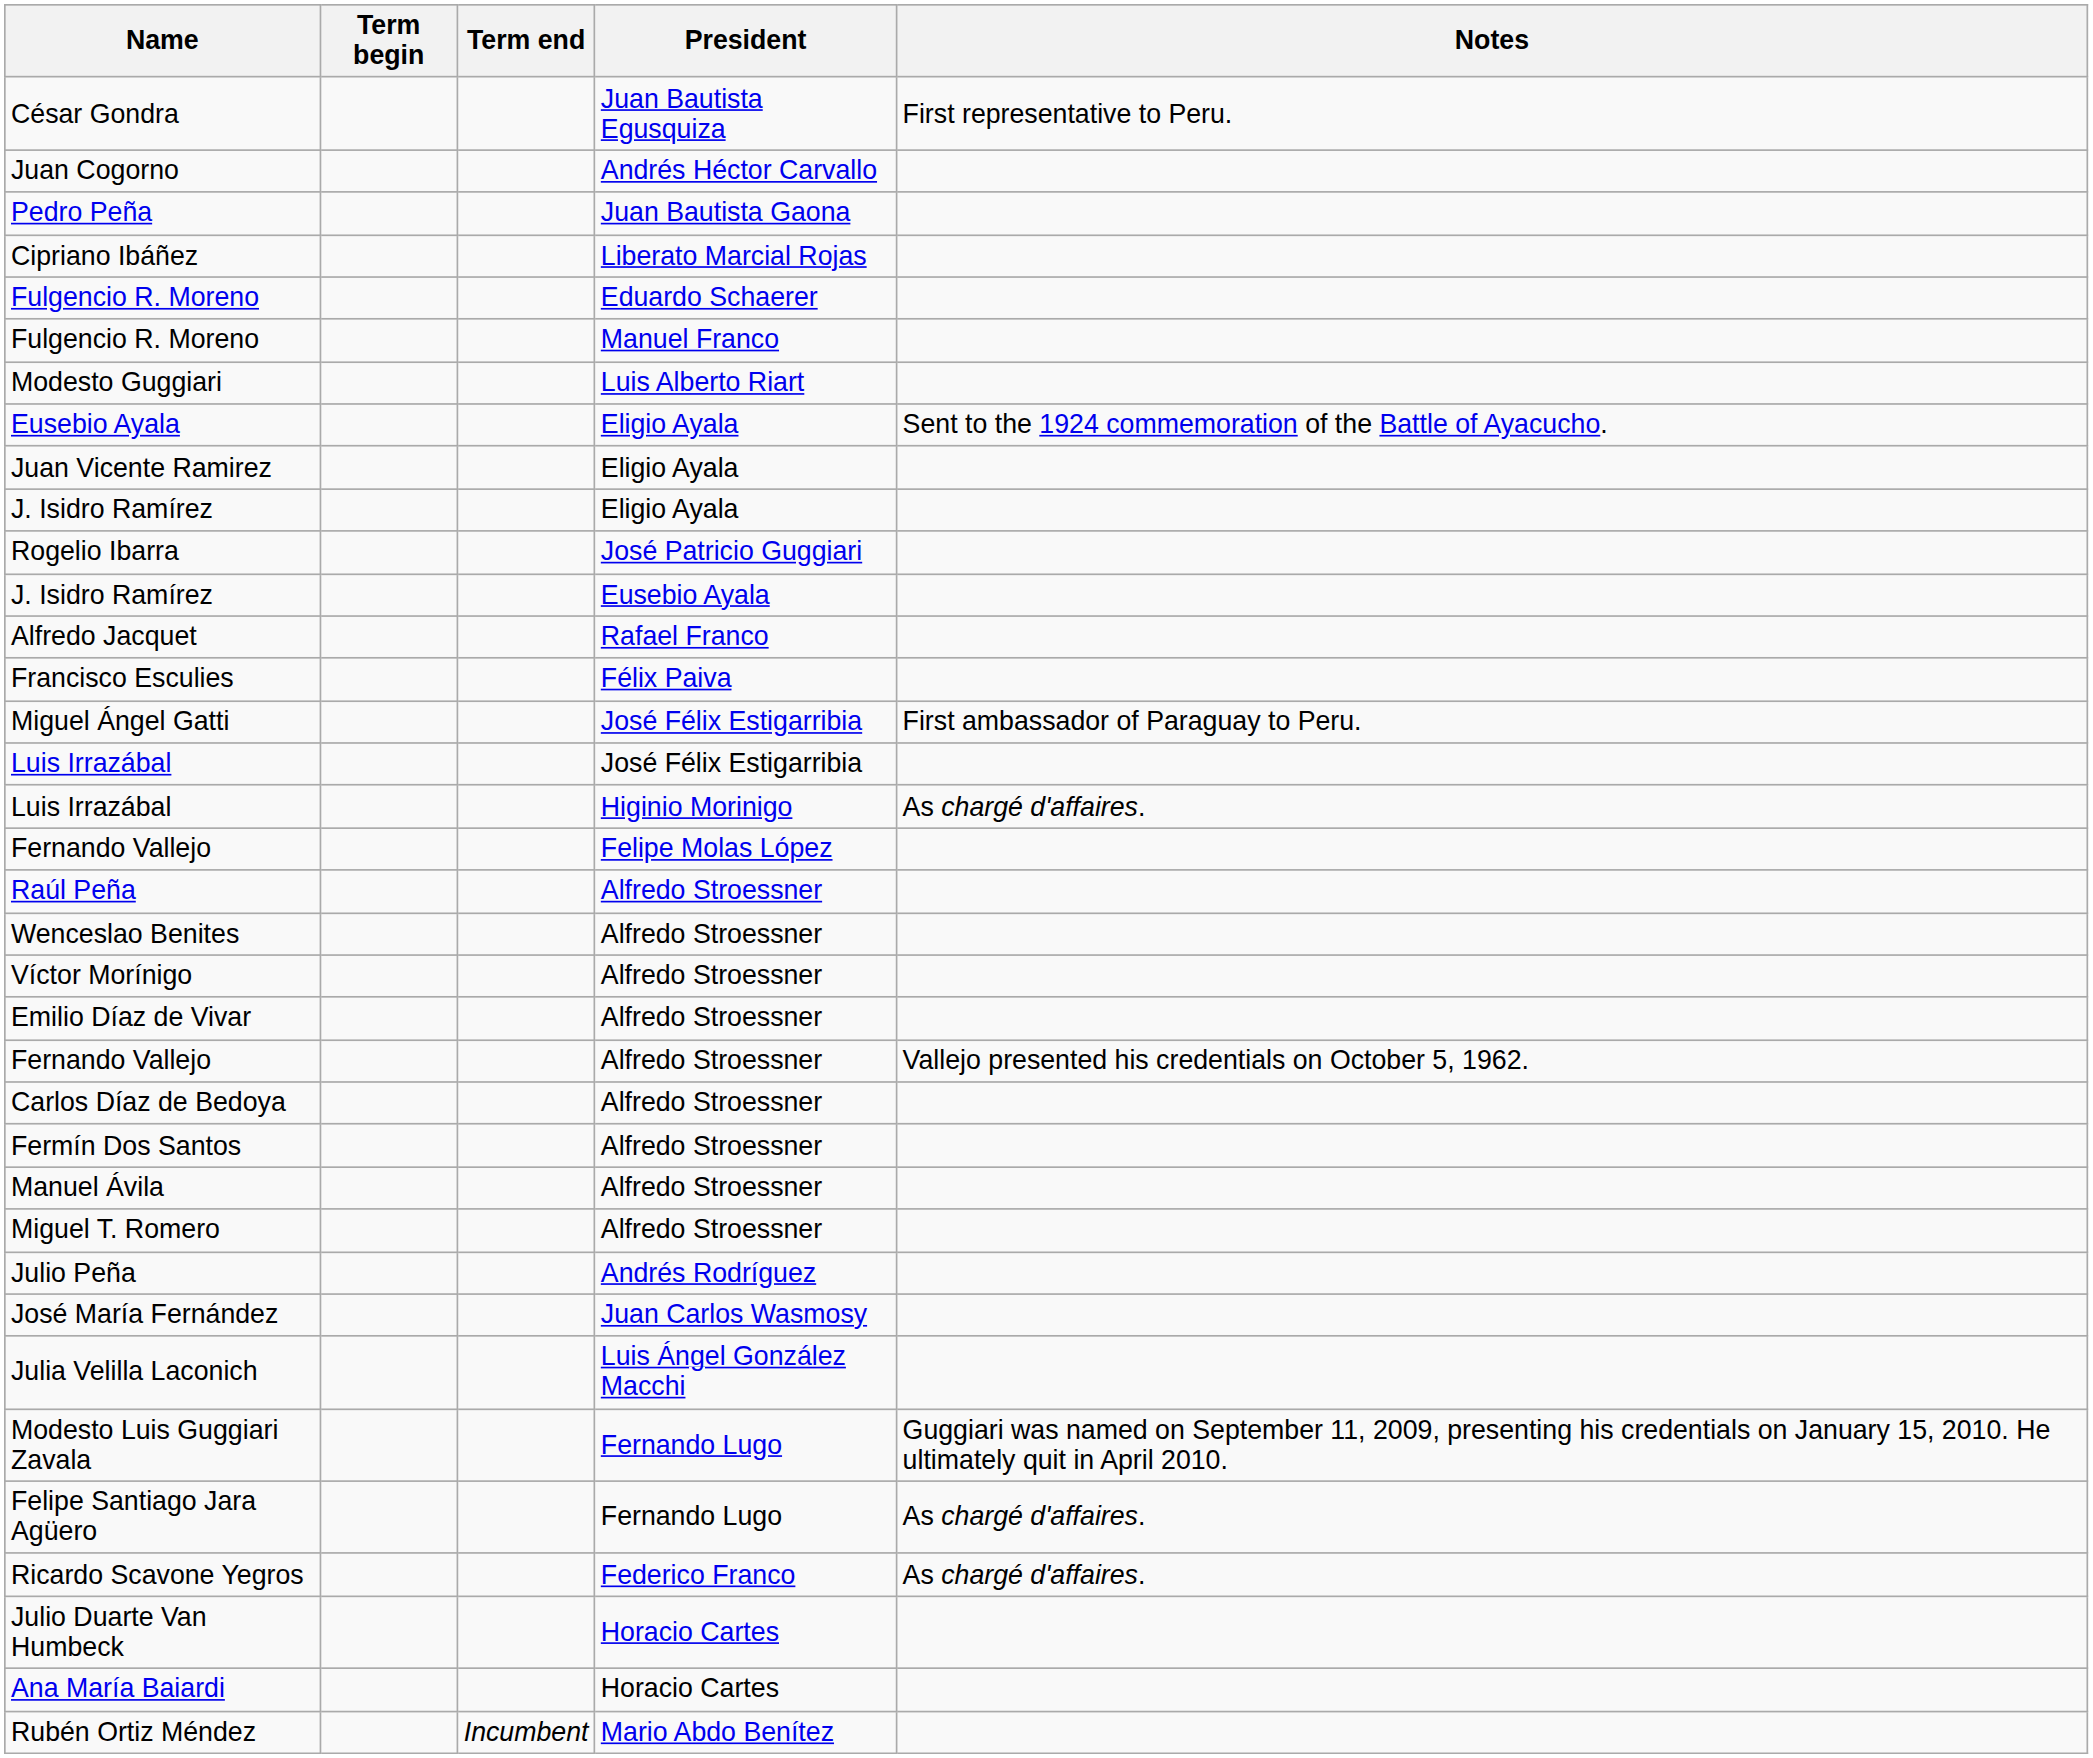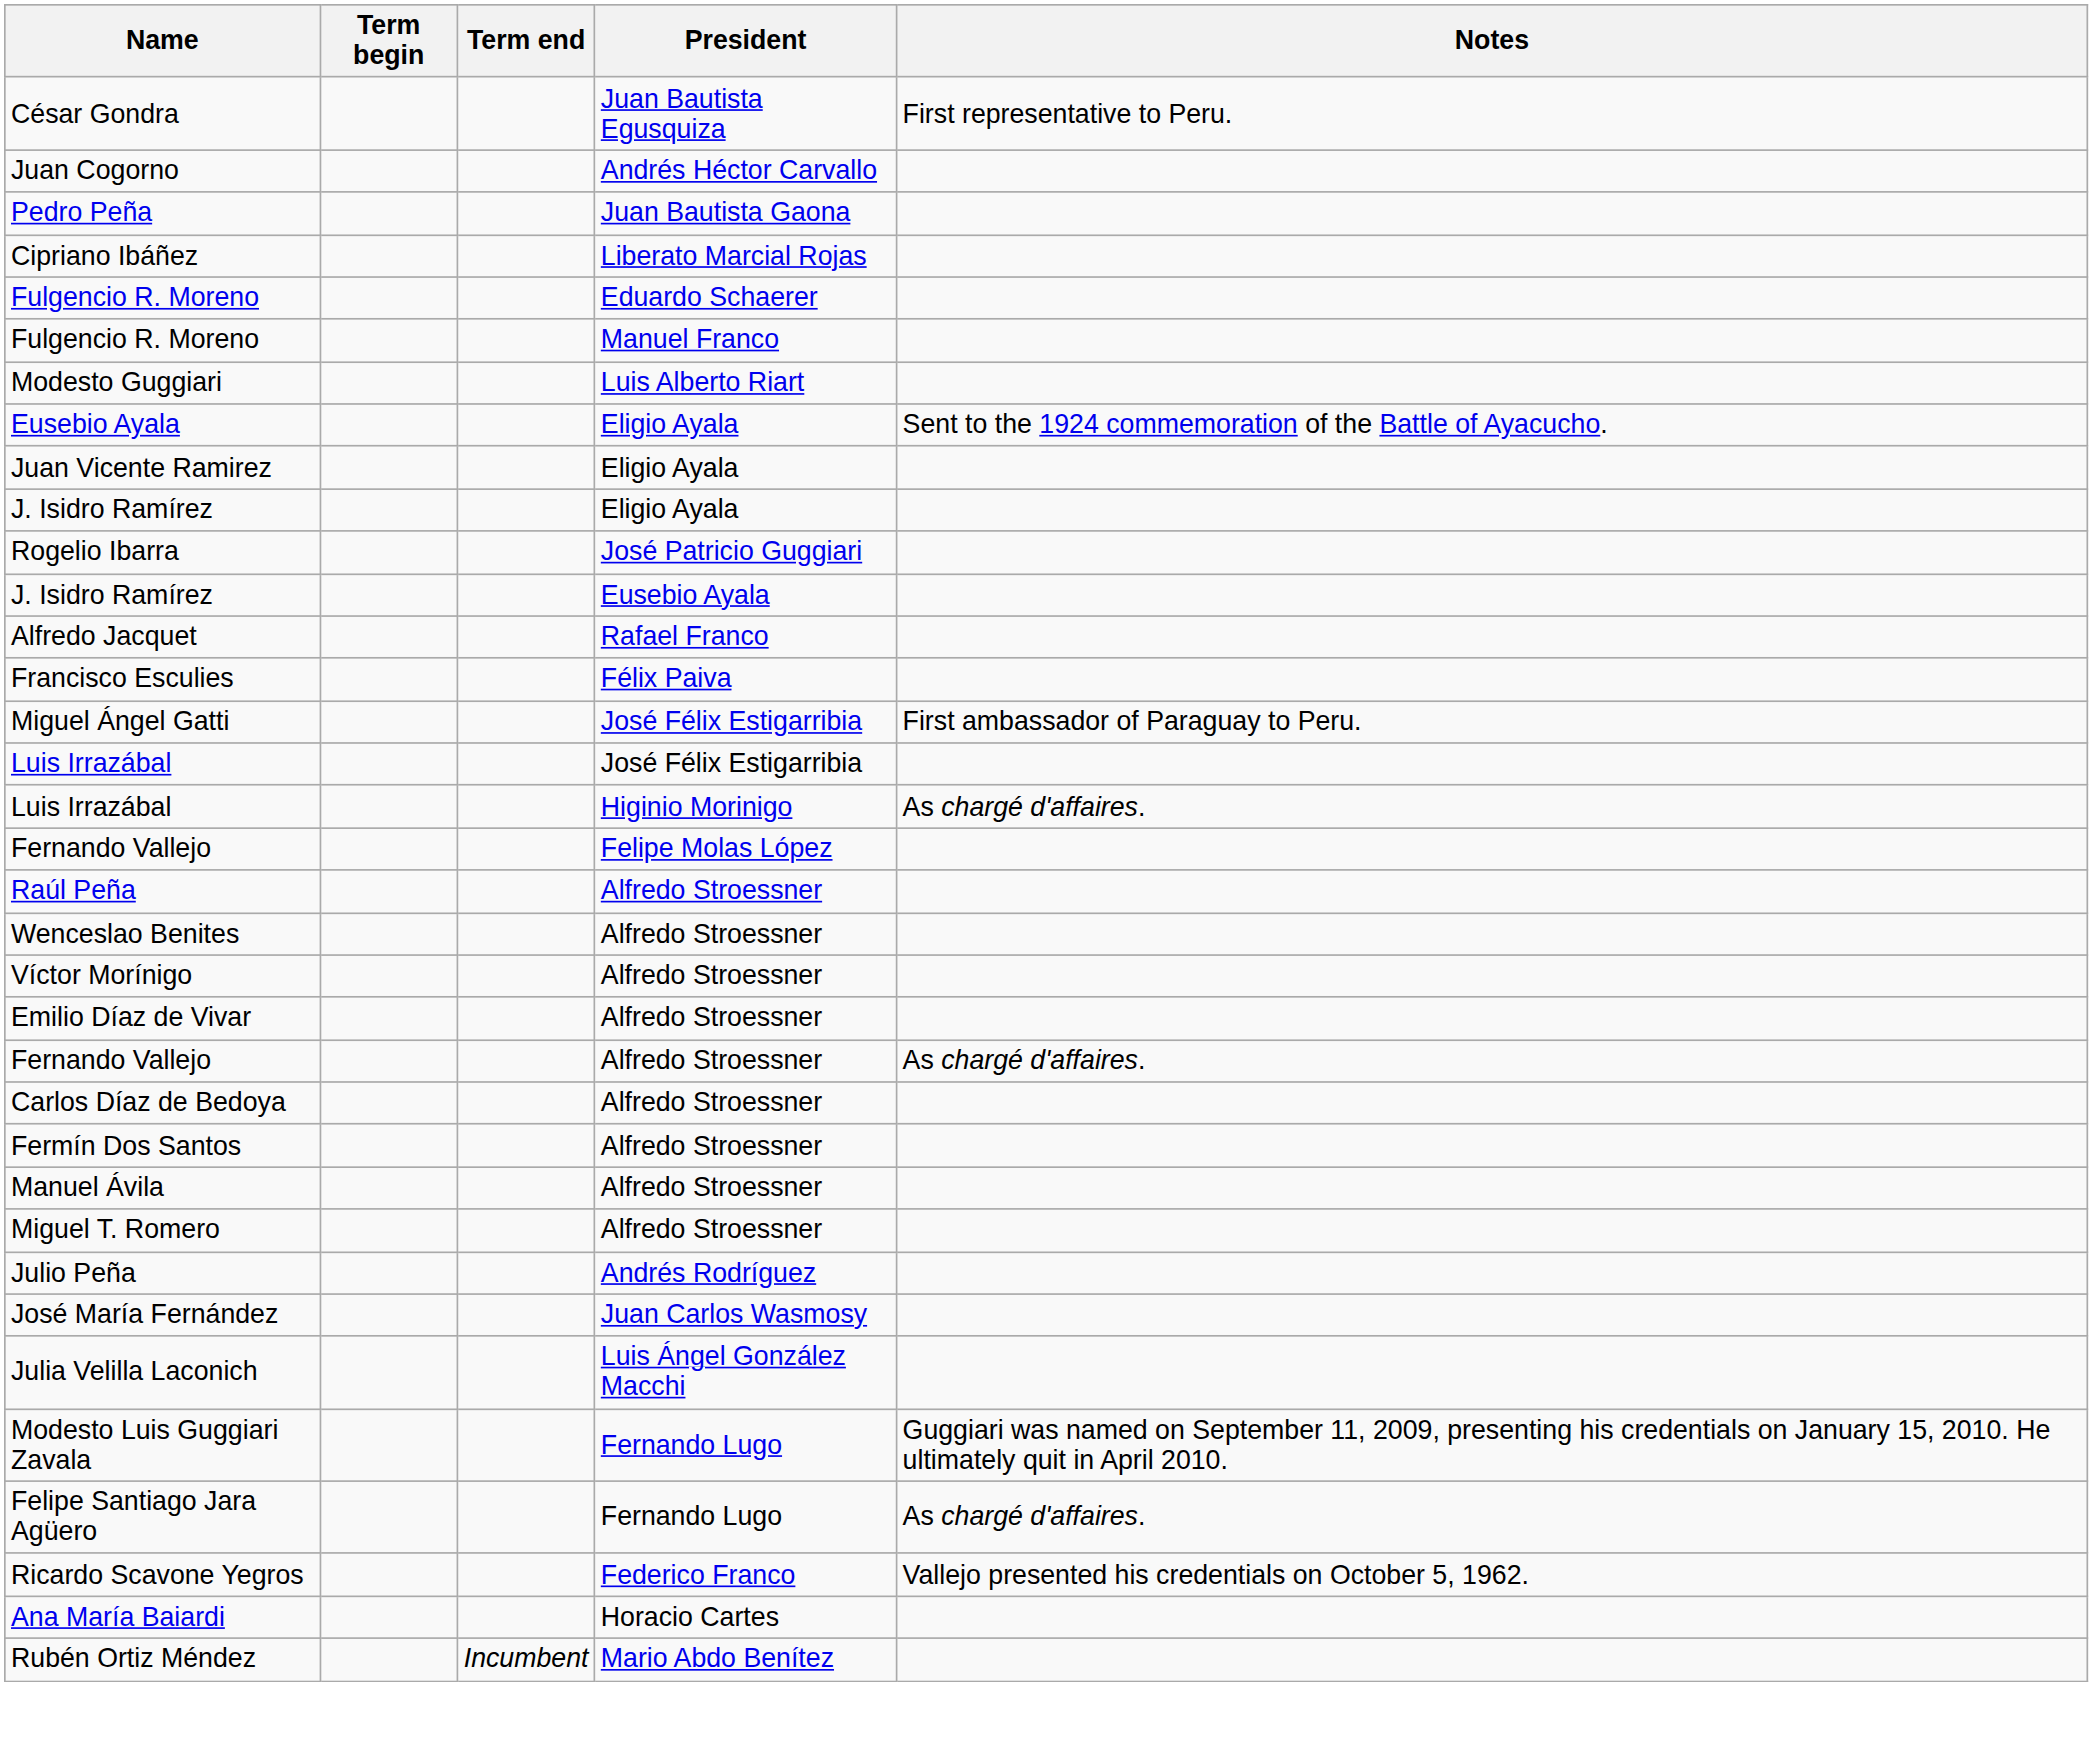(1216, 1060) Vallejo presented his credentials on October 5, 1962. -> (1024, 1060) As chargé d'affaires.
(1024, 1574) As chargé d'affaires. -> (1216, 1574) Vallejo presented his credentials on October 5, 1962.
- row: (109, 1631)
